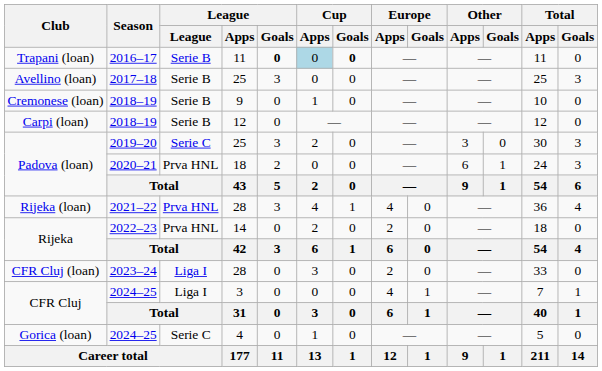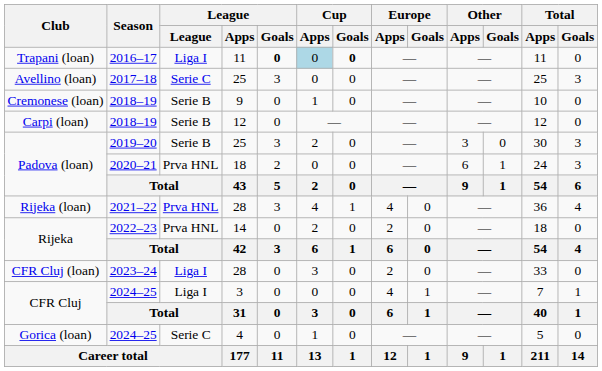(191, 57) Serie B -> (191, 57) Liga I
(191, 79) Serie B -> (191, 79) Serie C
(191, 143) Serie C -> (191, 143) Serie B
